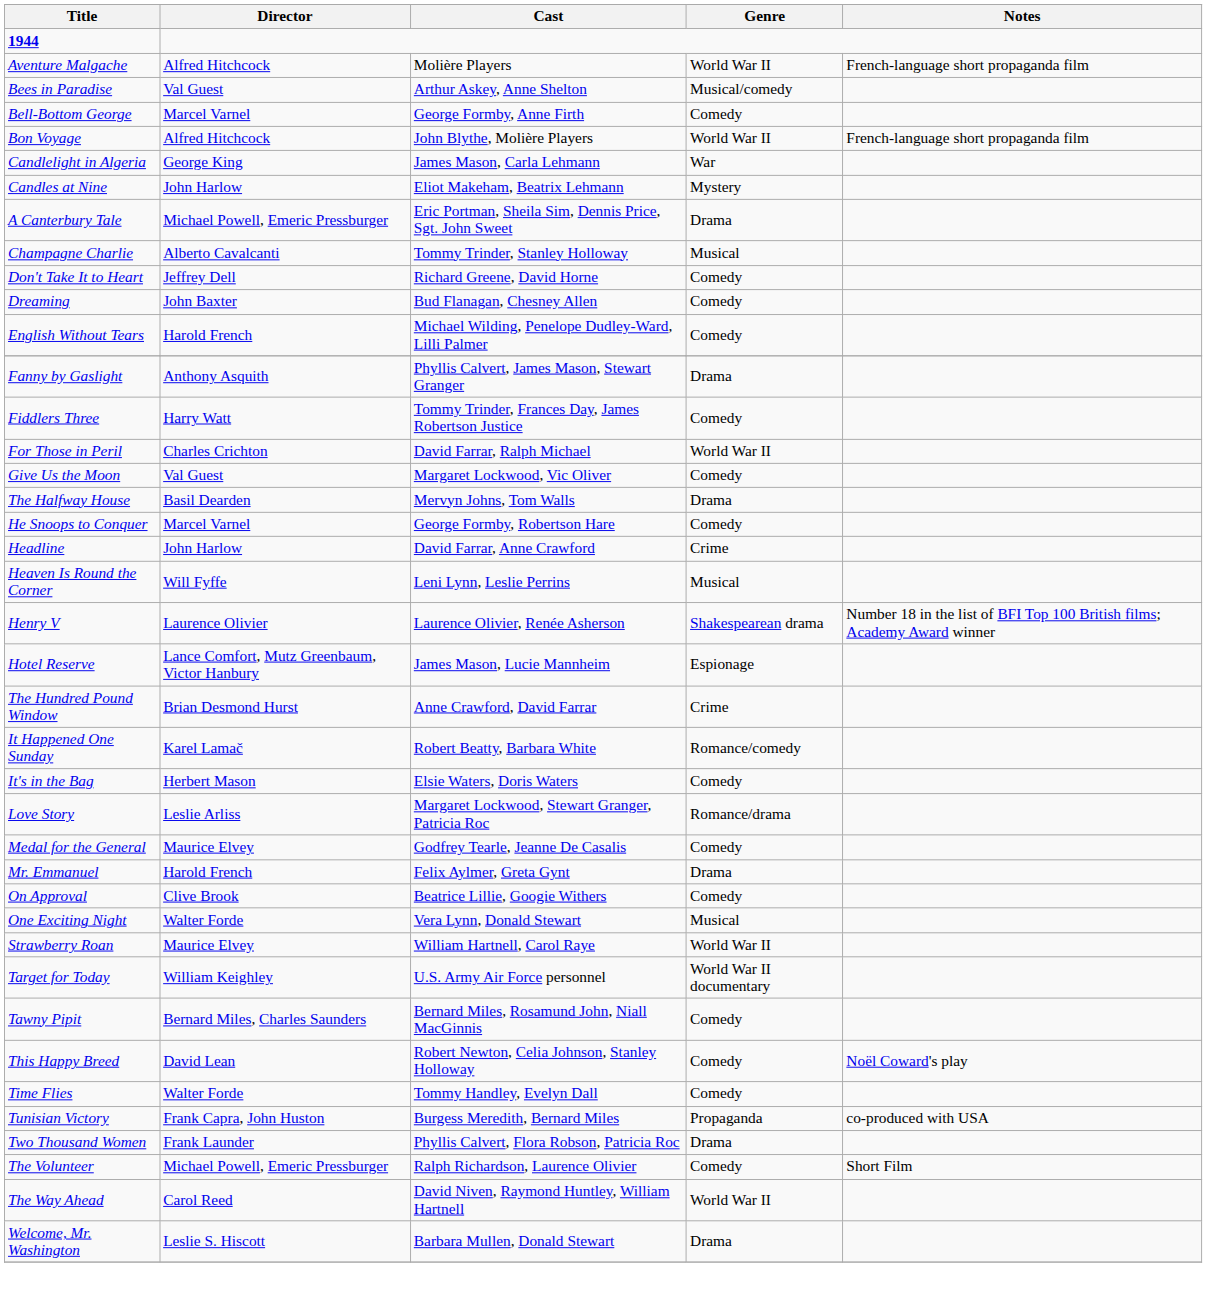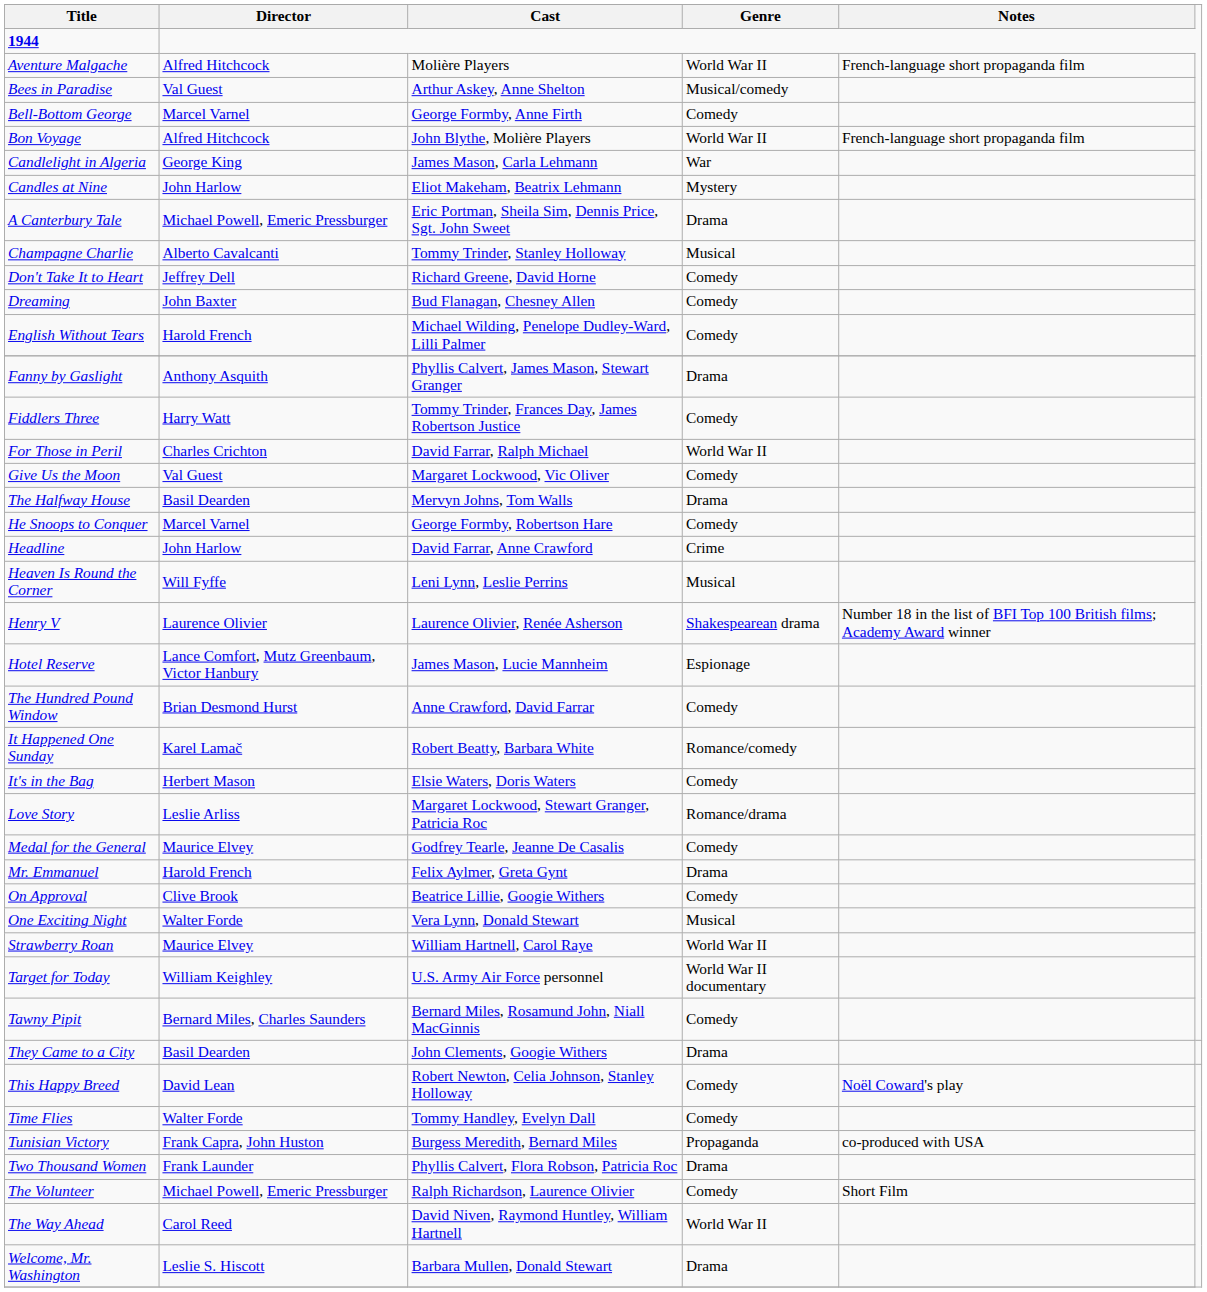(709, 706) Crime -> (712, 706) Comedy
+ row: (71, 1052)
